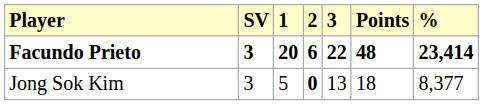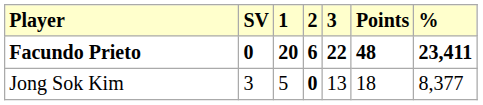(248, 52) 3 -> (248, 52) 0
(446, 52) 23,414 -> (445, 52) 23,411
